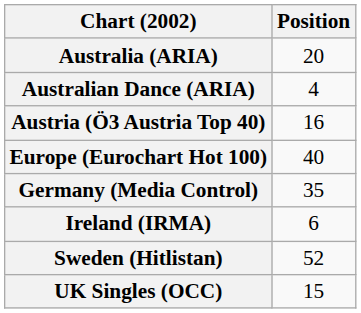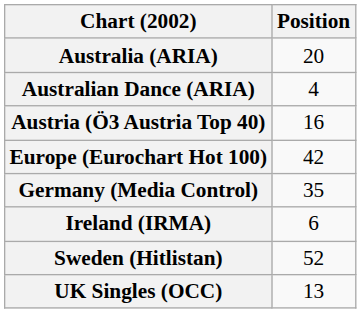(314, 156) 40 -> (314, 156) 42
(314, 291) 15 -> (314, 291) 13
